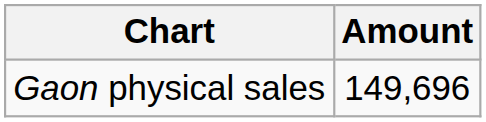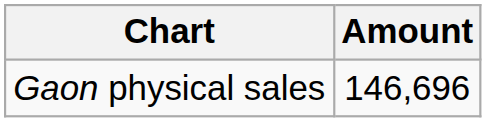(407, 87) 149,696 -> (407, 87) 146,696
